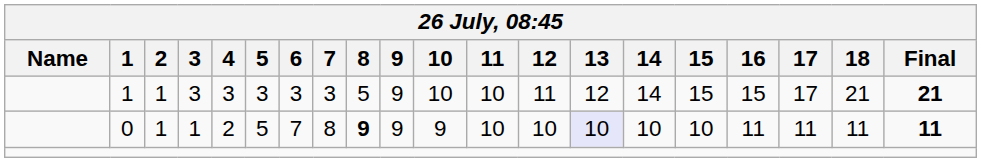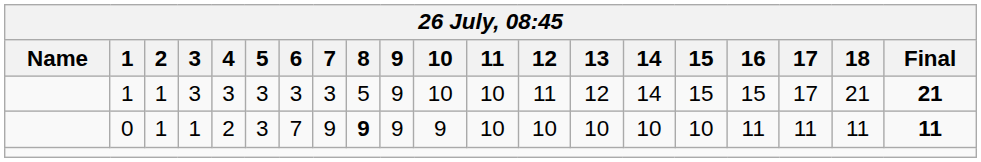(262, 128) 5 -> (262, 128) 3
(330, 128) 8 -> (330, 128) 9
(597, 128) lavender background -> (597, 128) no background
